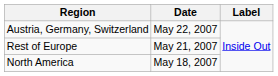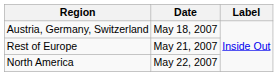(185, 29) May 22, 2007 -> (185, 29) May 18, 2007
(185, 63) May 18, 2007 -> (185, 63) May 22, 2007
